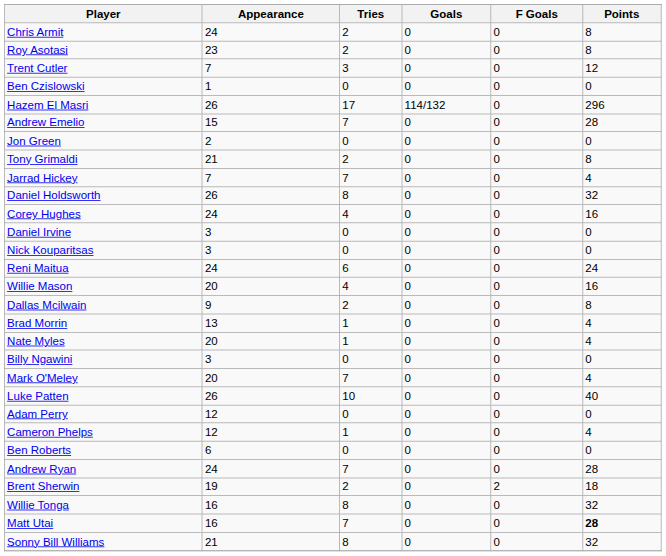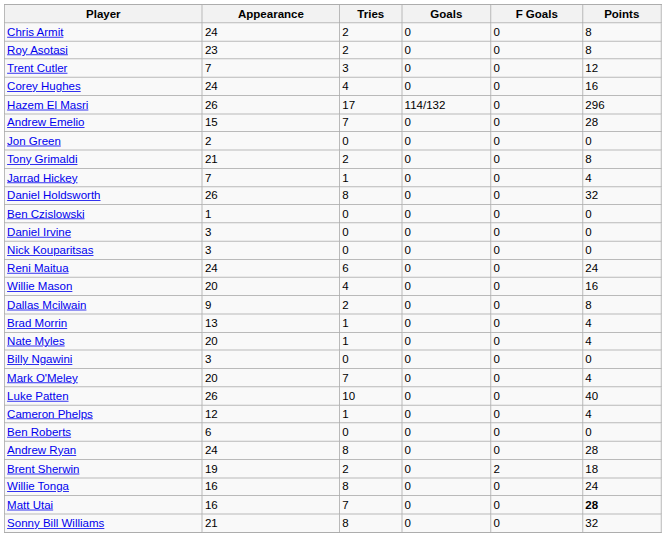rows swapped: (46, 87) <-> (44, 214)
(346, 178) 7 -> (346, 178) 1
- row: (37, 414)
(346, 469) 7 -> (346, 451) 8
(592, 505) 32 -> (592, 487) 24
